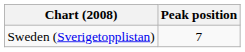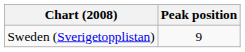(199, 36) 7 -> (199, 36) 9
